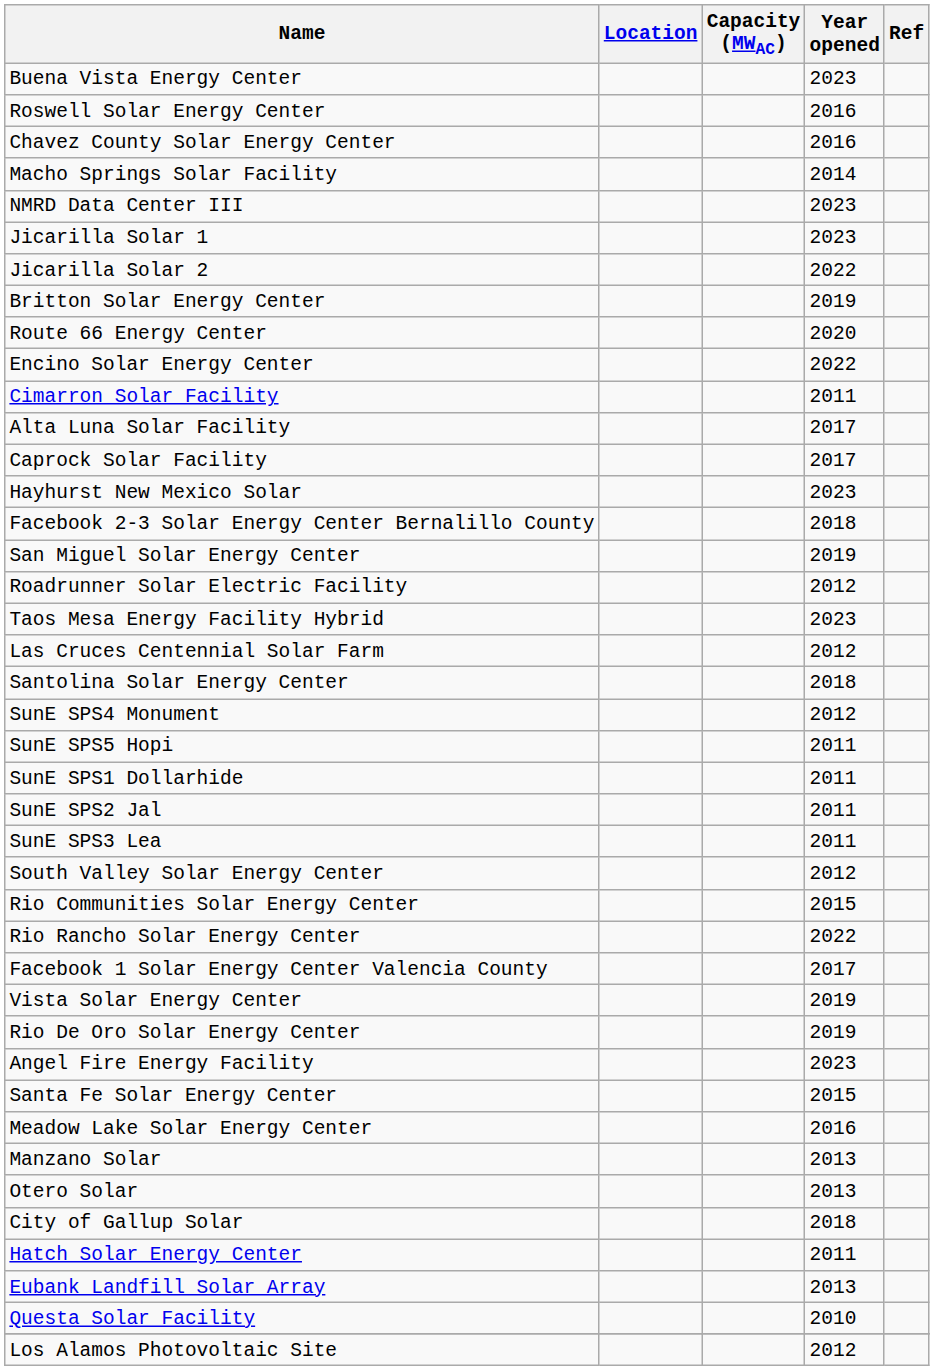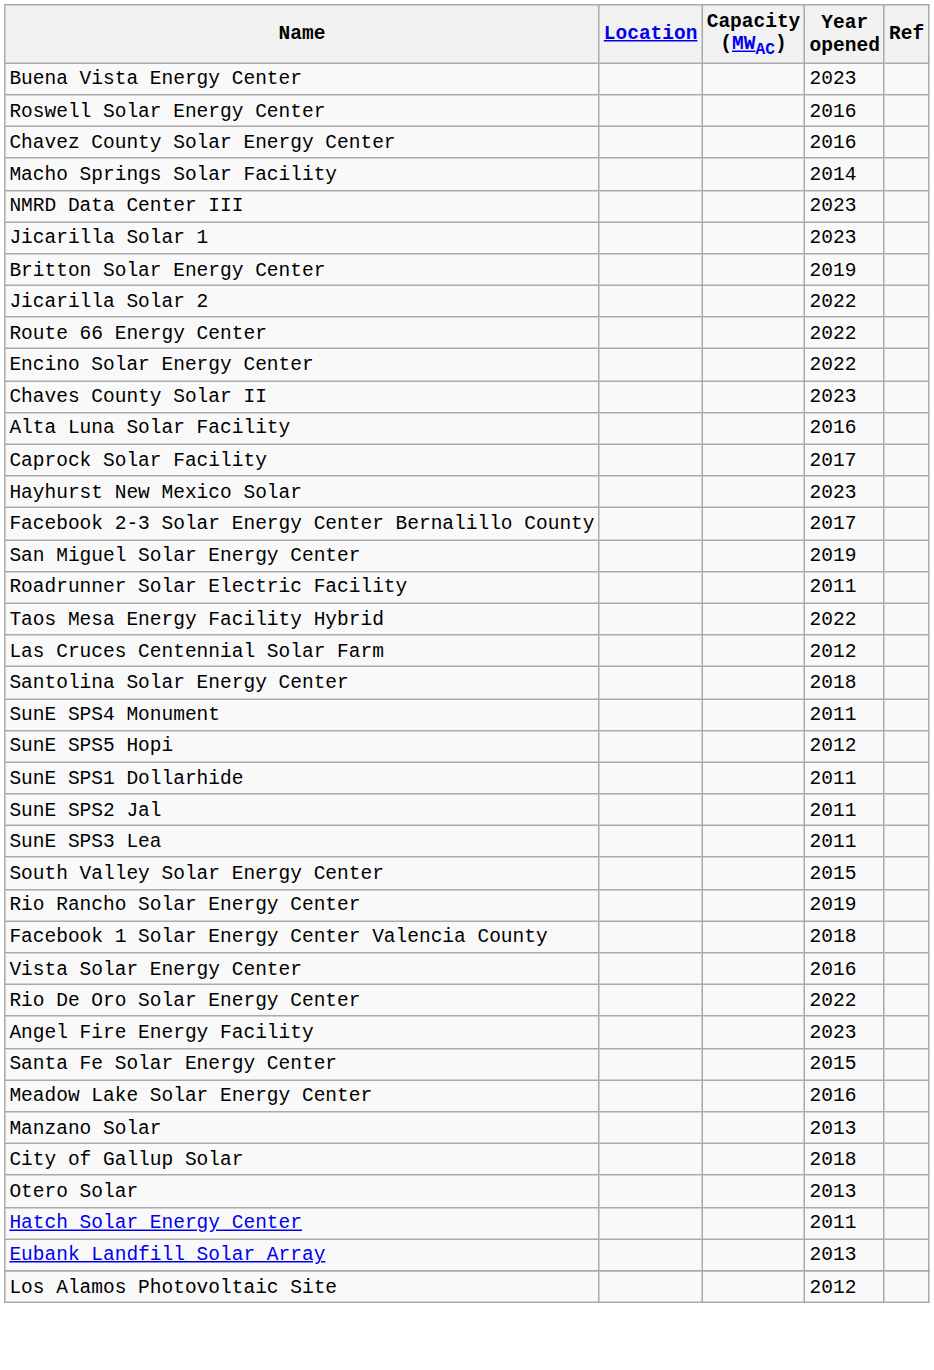rows swapped: (109, 270) <-> (167, 301)
(833, 333) 2020 -> (833, 333) 2022
+ row: (138, 397)
- row: (144, 397)
(833, 428) 2017 -> (833, 428) 2016
(833, 524) 2018 -> (833, 524) 2017
(833, 587) 2012 -> (833, 587) 2011
(833, 619) 2023 -> (833, 619) 2022
(833, 714) 2012 -> (833, 714) 2011
(833, 746) 2011 -> (833, 746) 2012
(833, 873) 2012 -> (833, 873) 2015
- row: (214, 905)
(833, 937) 2022 -> (833, 905) 2019
(833, 969) 2017 -> (833, 937) 2018
(833, 1000) 2019 -> (833, 969) 2016
(833, 1032) 2019 -> (833, 1000) 2022
rows swapped: (74, 1191) <-> (126, 1223)
- row: (132, 1318)
